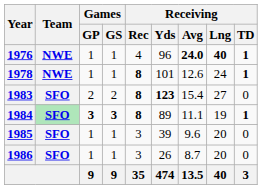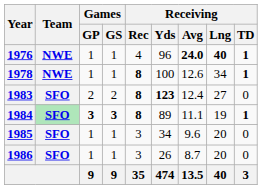(165, 74) 101 -> (165, 74) 100
(220, 74) 24 -> (220, 74) 34
(192, 94) 15.4 -> (192, 94) 12.4
(165, 134) 39 -> (165, 134) 34
